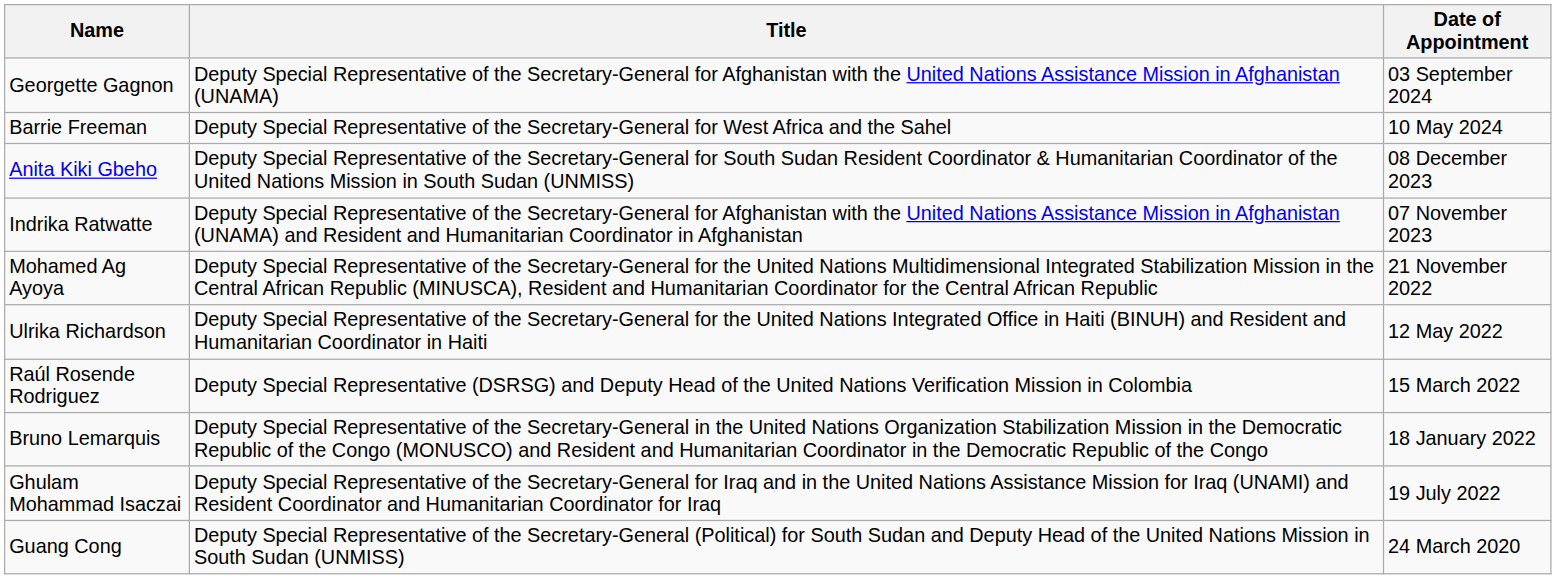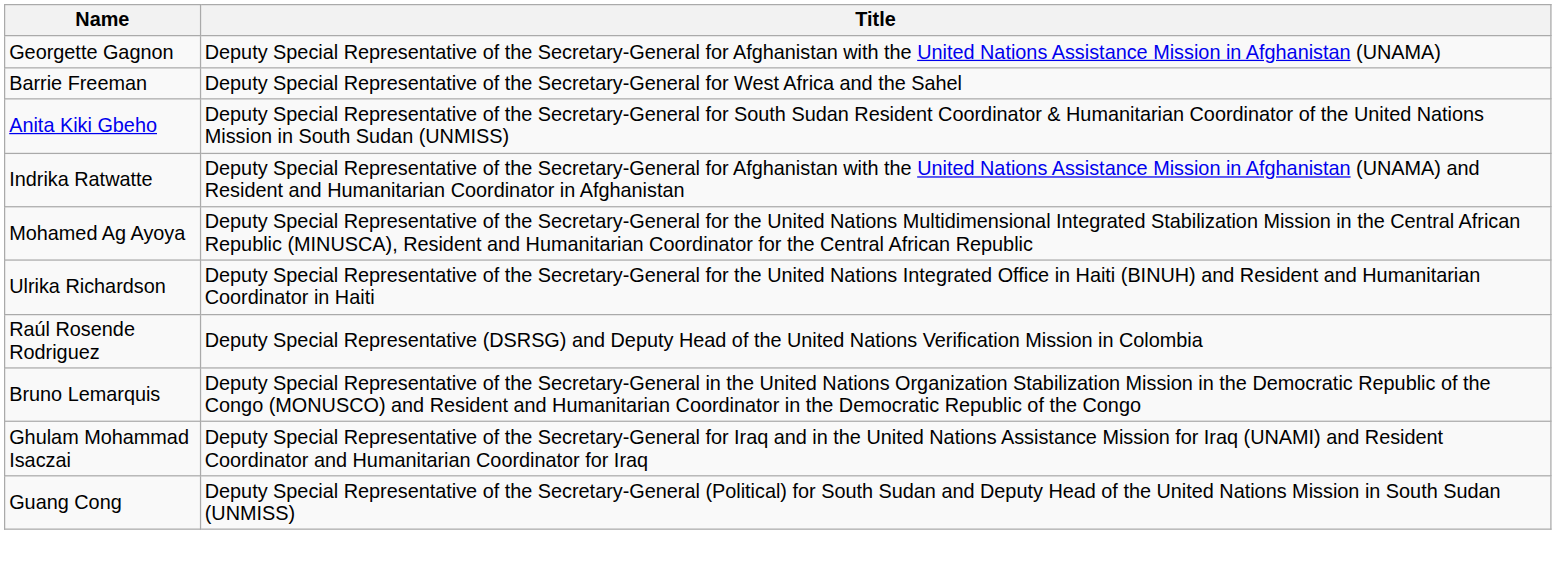- column: (1467, 31)
